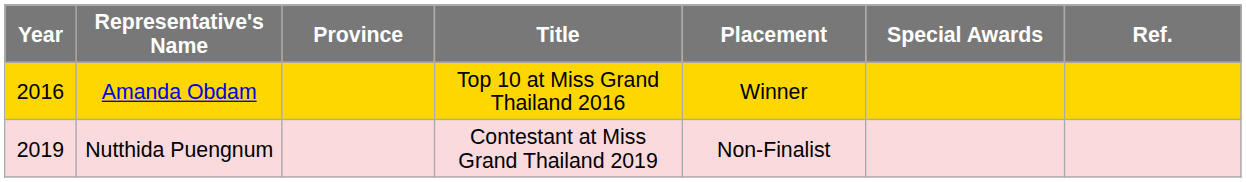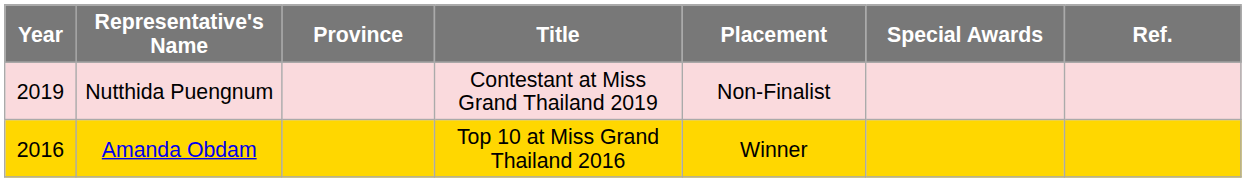rows swapped: (179, 149) <-> (179, 91)
